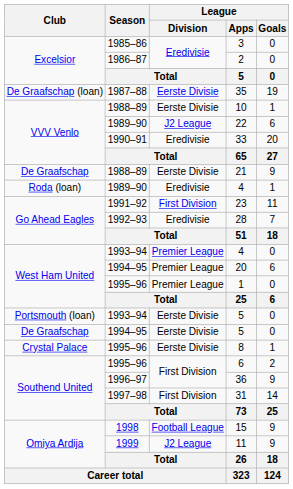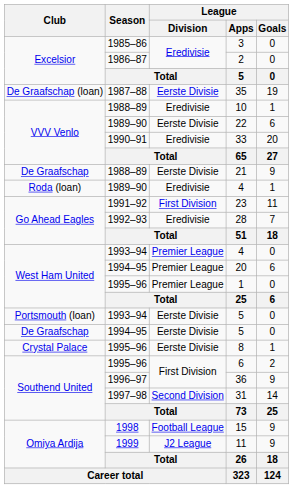(188, 108) Eerste Divisie -> (188, 108) Eredivisie
(188, 124) J2 League -> (188, 124) Eerste Divisie
(188, 396) First Division -> (188, 396) Second Division
